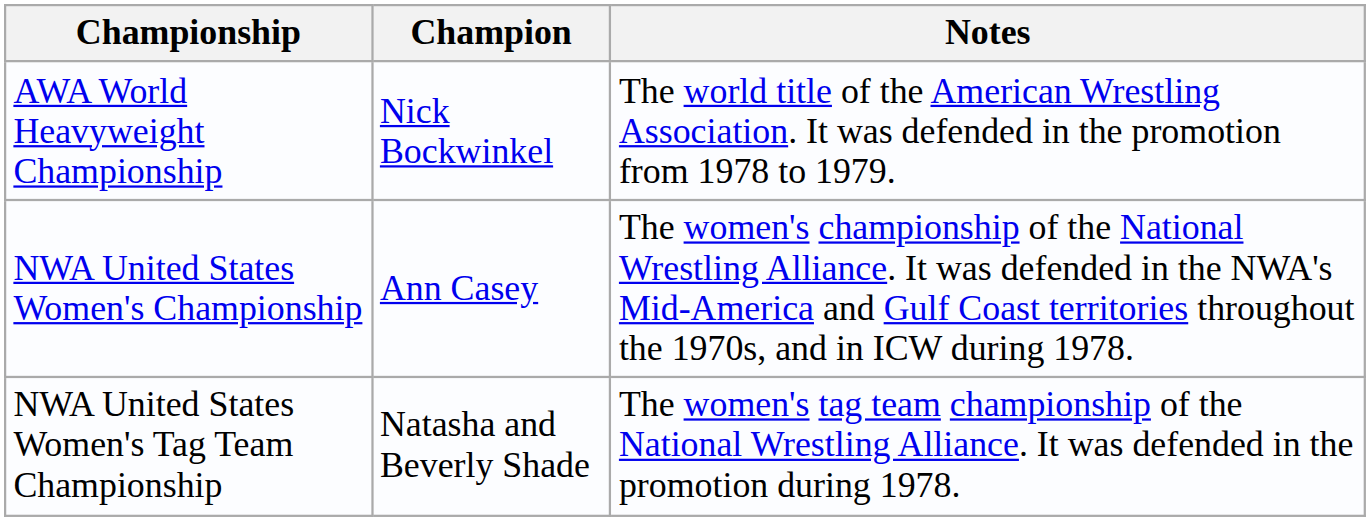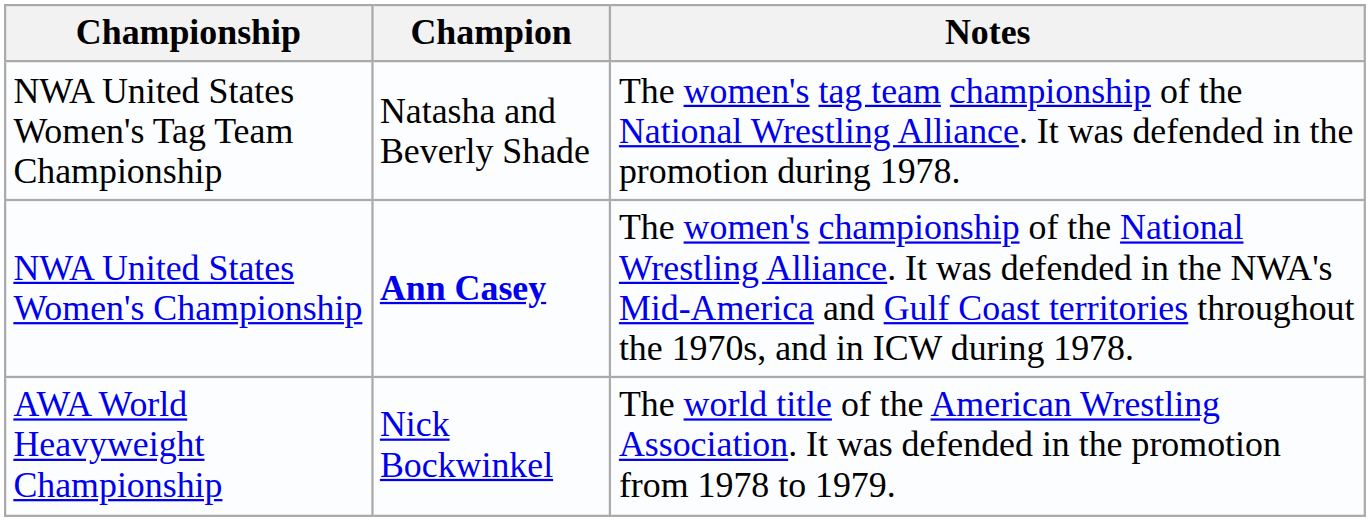rows swapped: (118, 130) <-> (154, 445)
(459, 287) normal -> (463, 287) bold
